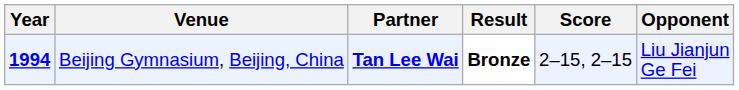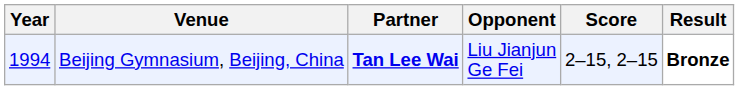columns swapped: (685, 20) <-> (499, 20)
(30, 59) bold -> (30, 59) normal
